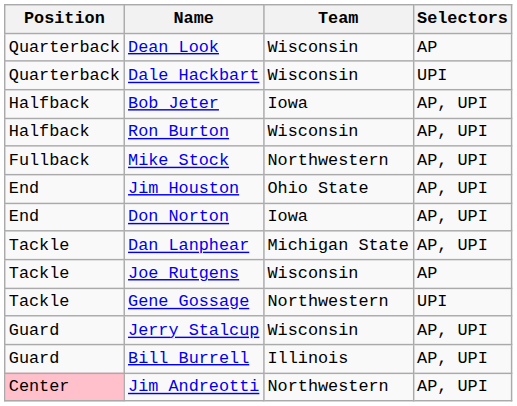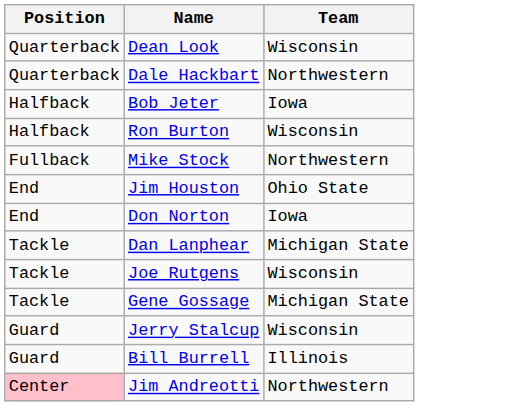- column: (463, 19)
(313, 75) Wisconsin -> (328, 75) Northwestern
(328, 302) Northwestern -> (338, 302) Michigan State
